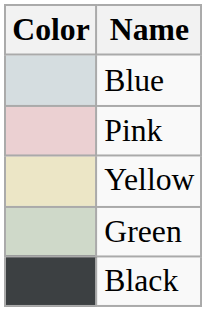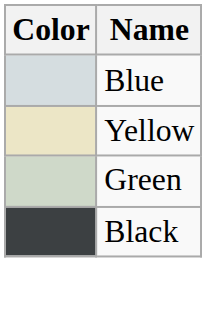- row: (133, 130)
